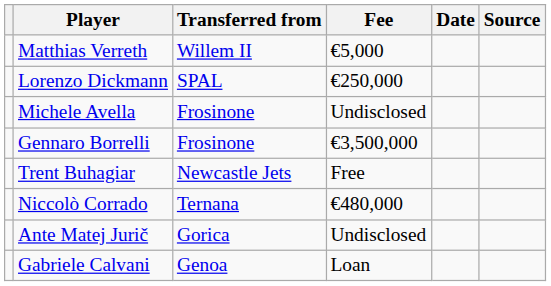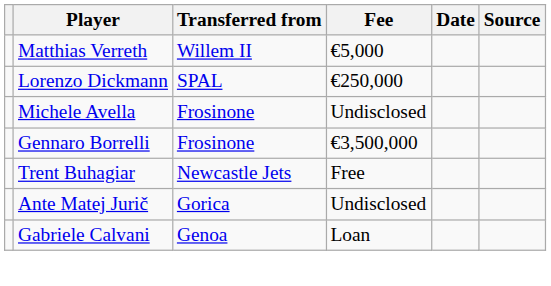- row: (83, 204)
